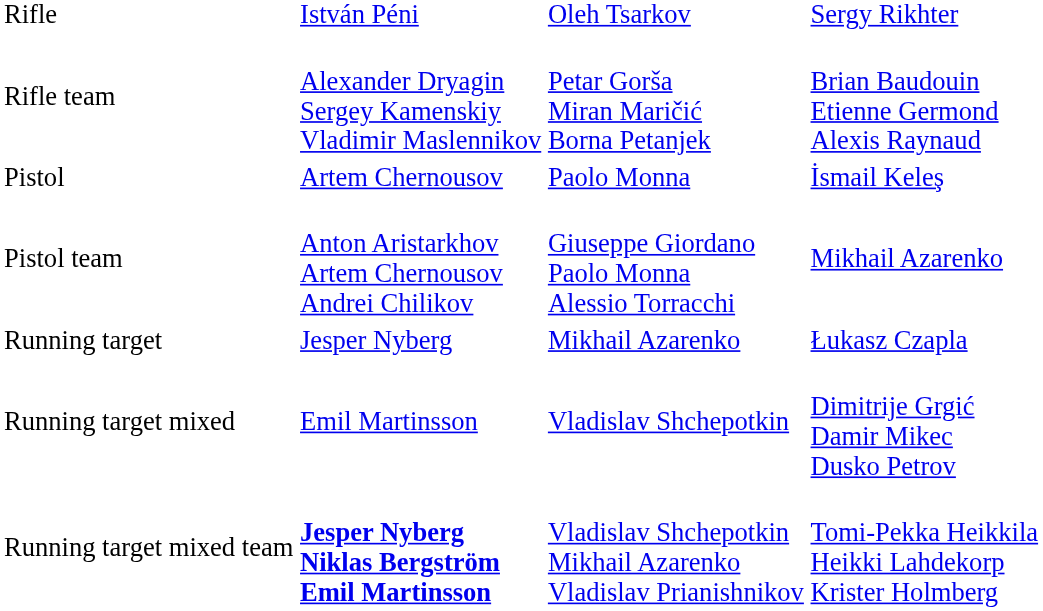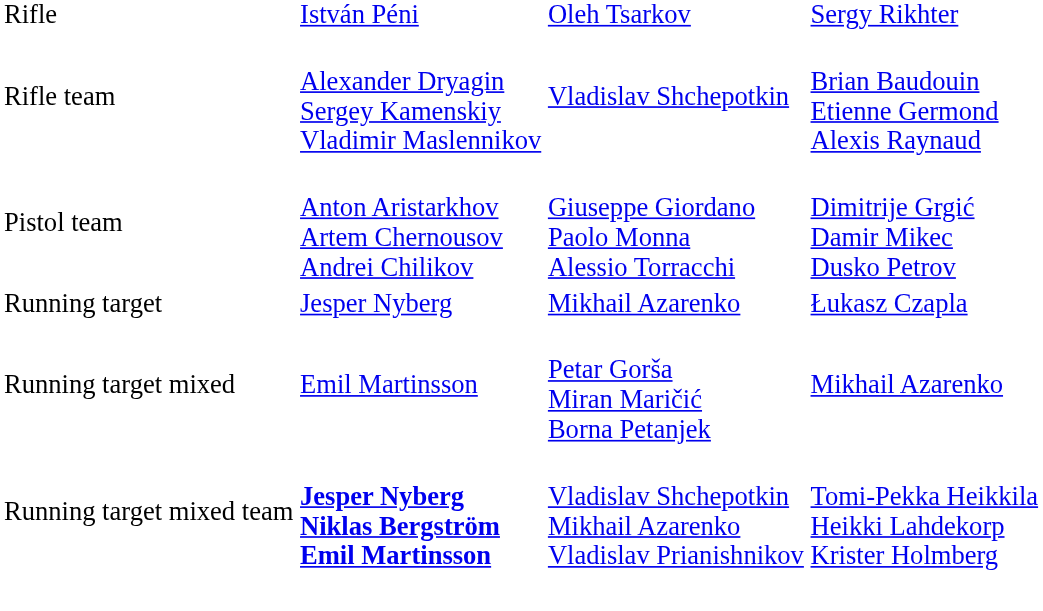(629, 110) Petar Gorša Miran Maričić Borna Petanjek -> (668, 95) Vladislav Shchepotkin
- row: (34, 177)
(907, 258) Mikhail Azarenko -> (893, 237) Dimitrije Grgić Damir Mikec Dusko Petrov
(668, 421) Vladislav Shchepotkin -> (629, 399) Petar Gorša Miran Maričić Borna Petanjek
(893, 436) Dimitrije Grgić Damir Mikec Dusko Petrov -> (907, 384) Mikhail Azarenko
